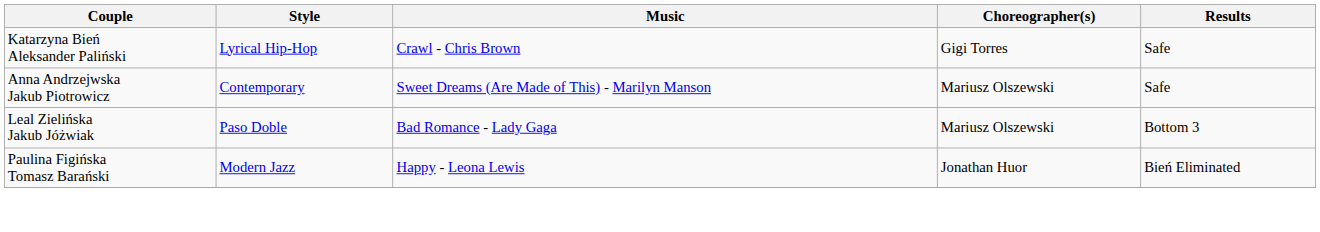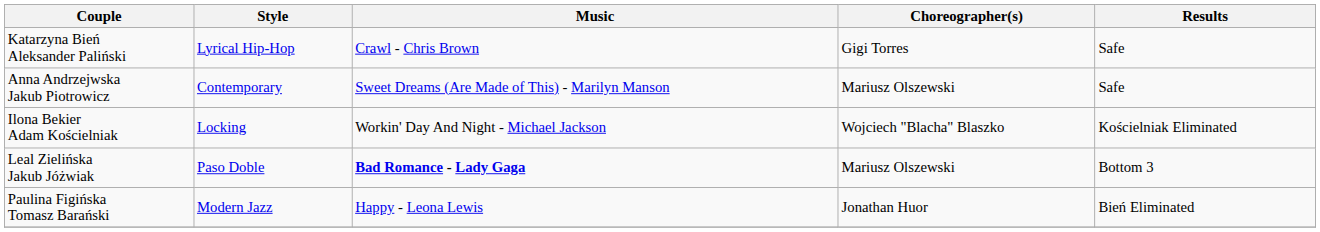+ row: (63, 127)
(477, 127) normal -> (440, 167) bold
